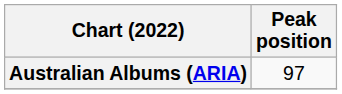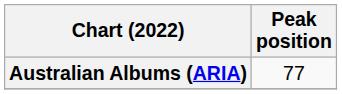(294, 72) 97 -> (294, 72) 77
